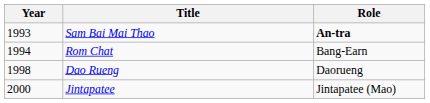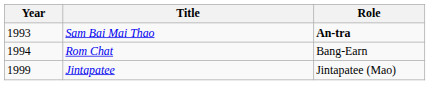- row: (92, 70)
(19, 88) 2000 -> (19, 70) 1999
